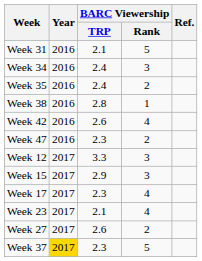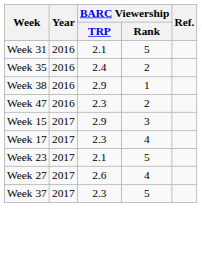- row: (27, 67)
(99, 103) 2.8 -> (99, 85) 2.9
- row: (27, 121)
- row: (27, 157)
(147, 211) 4 -> (147, 157) 5
(147, 229) 2 -> (147, 175) 4
(63, 247) gold background -> (63, 193) no background
